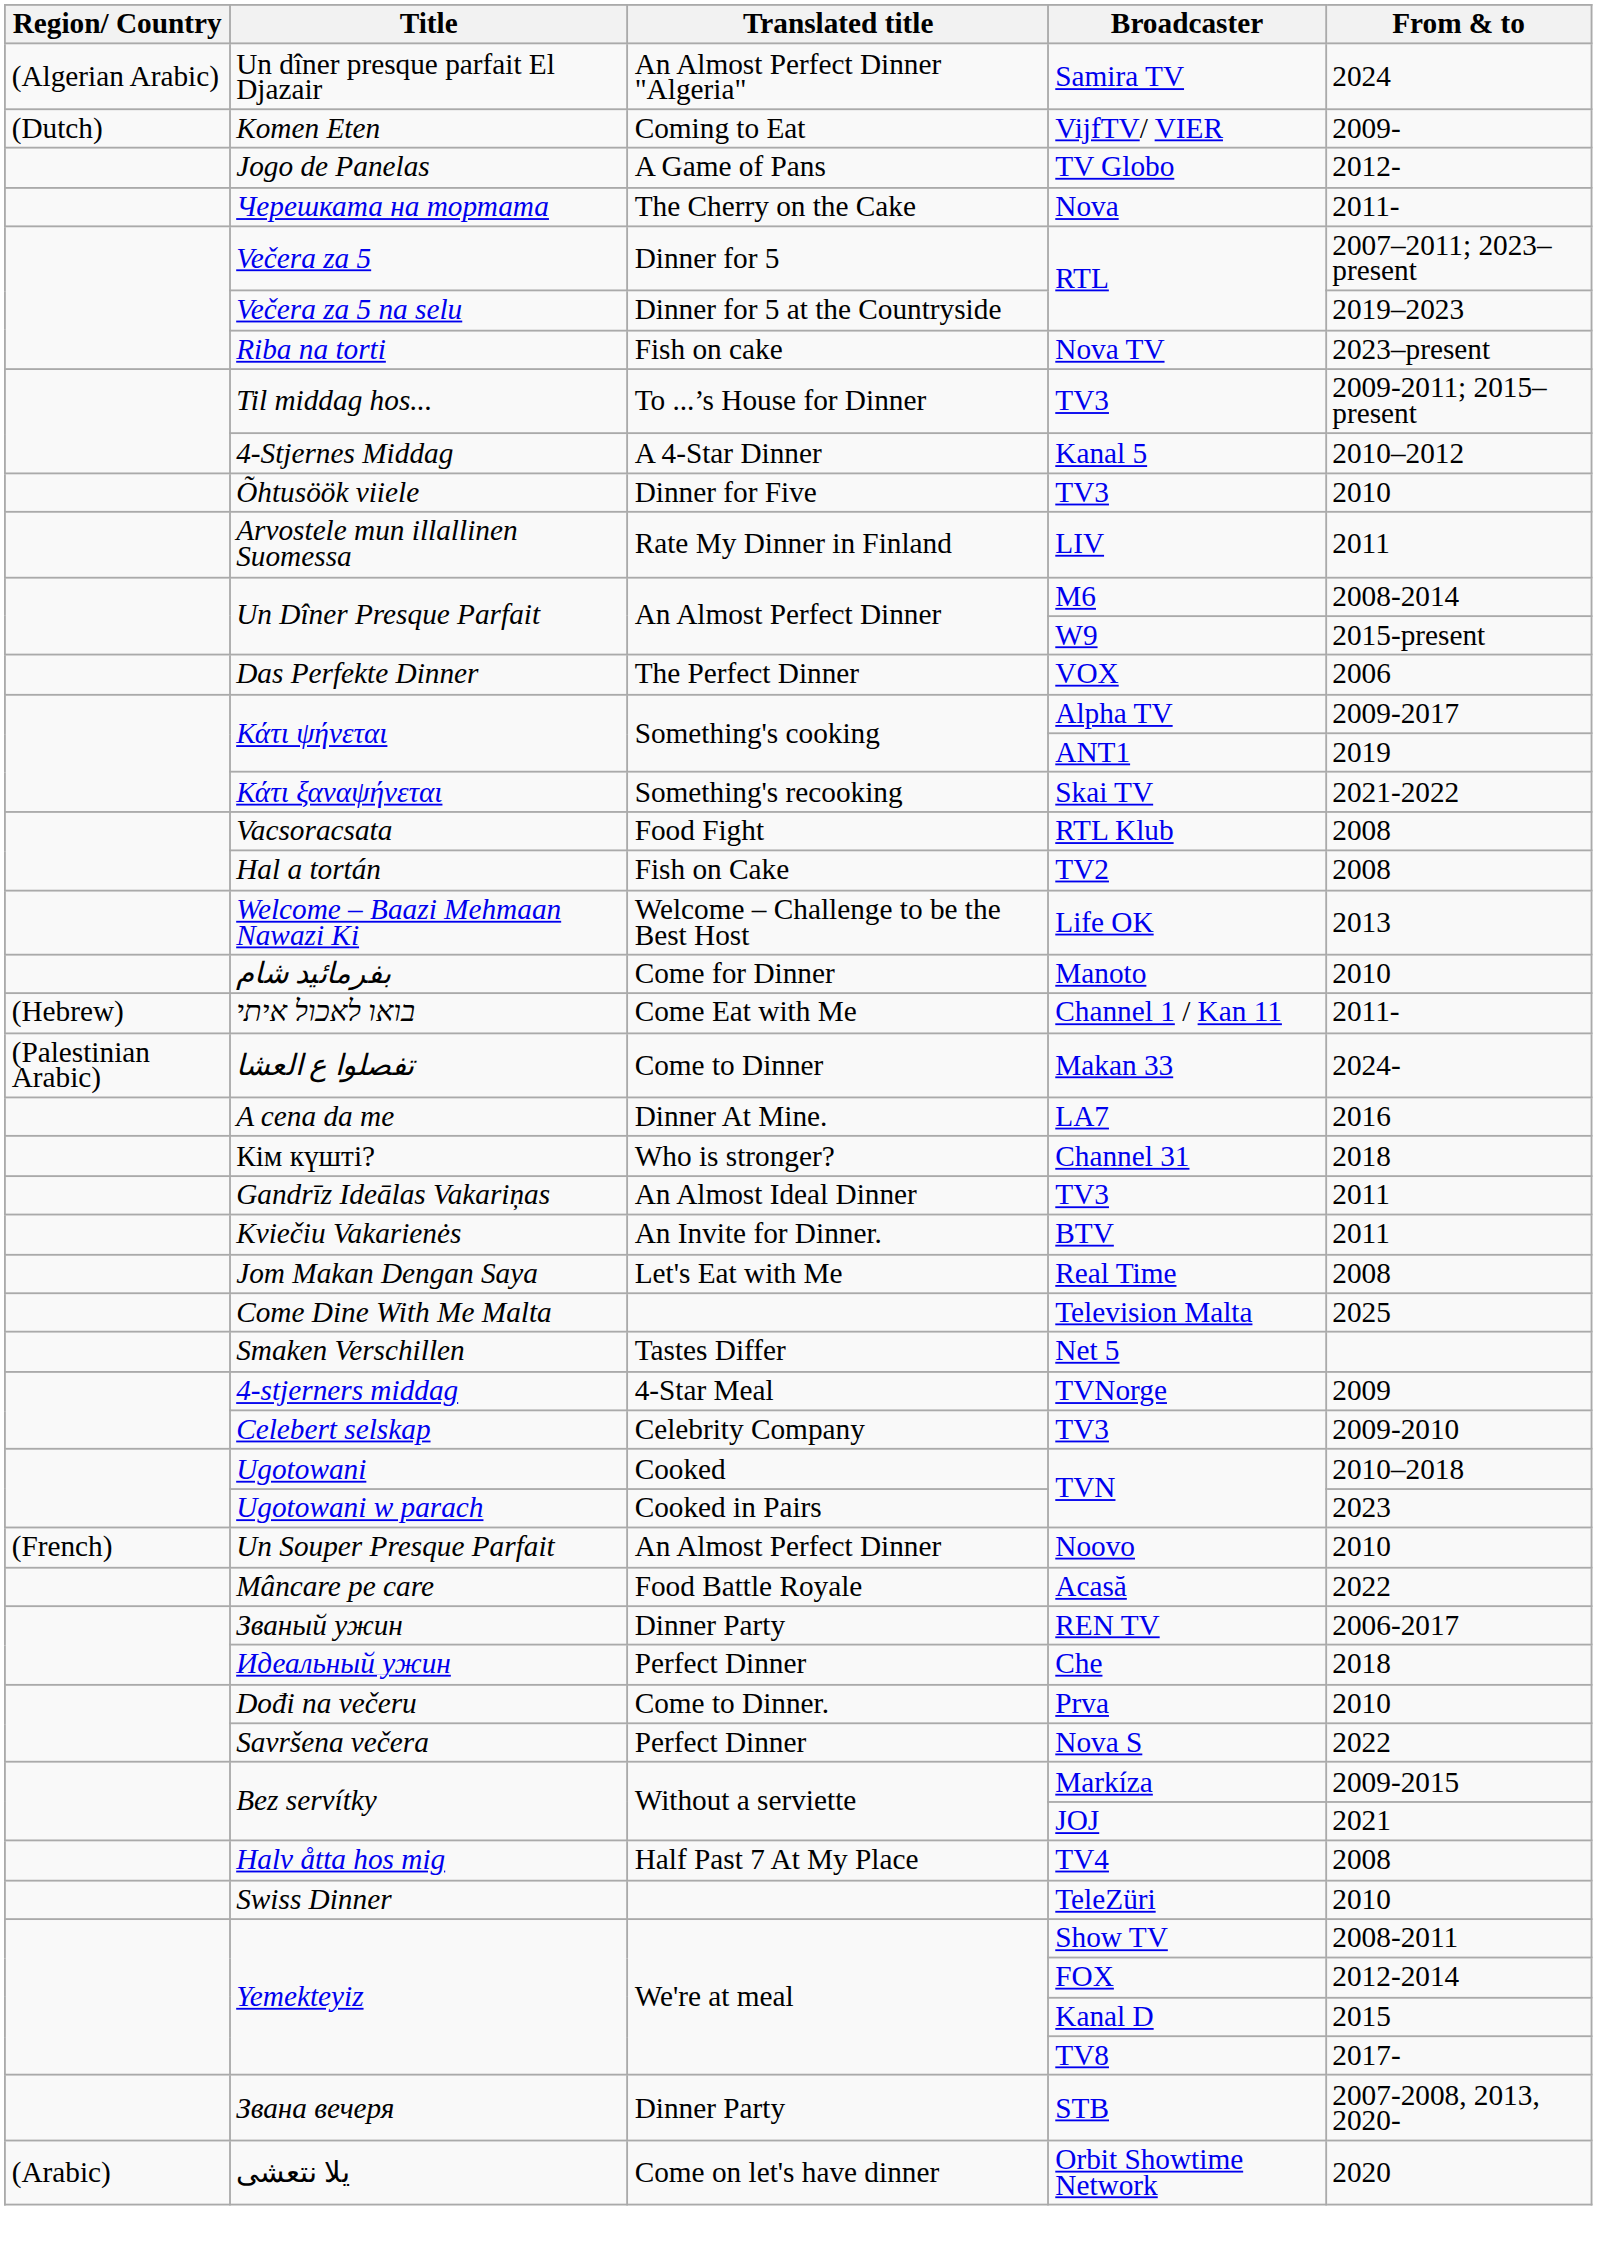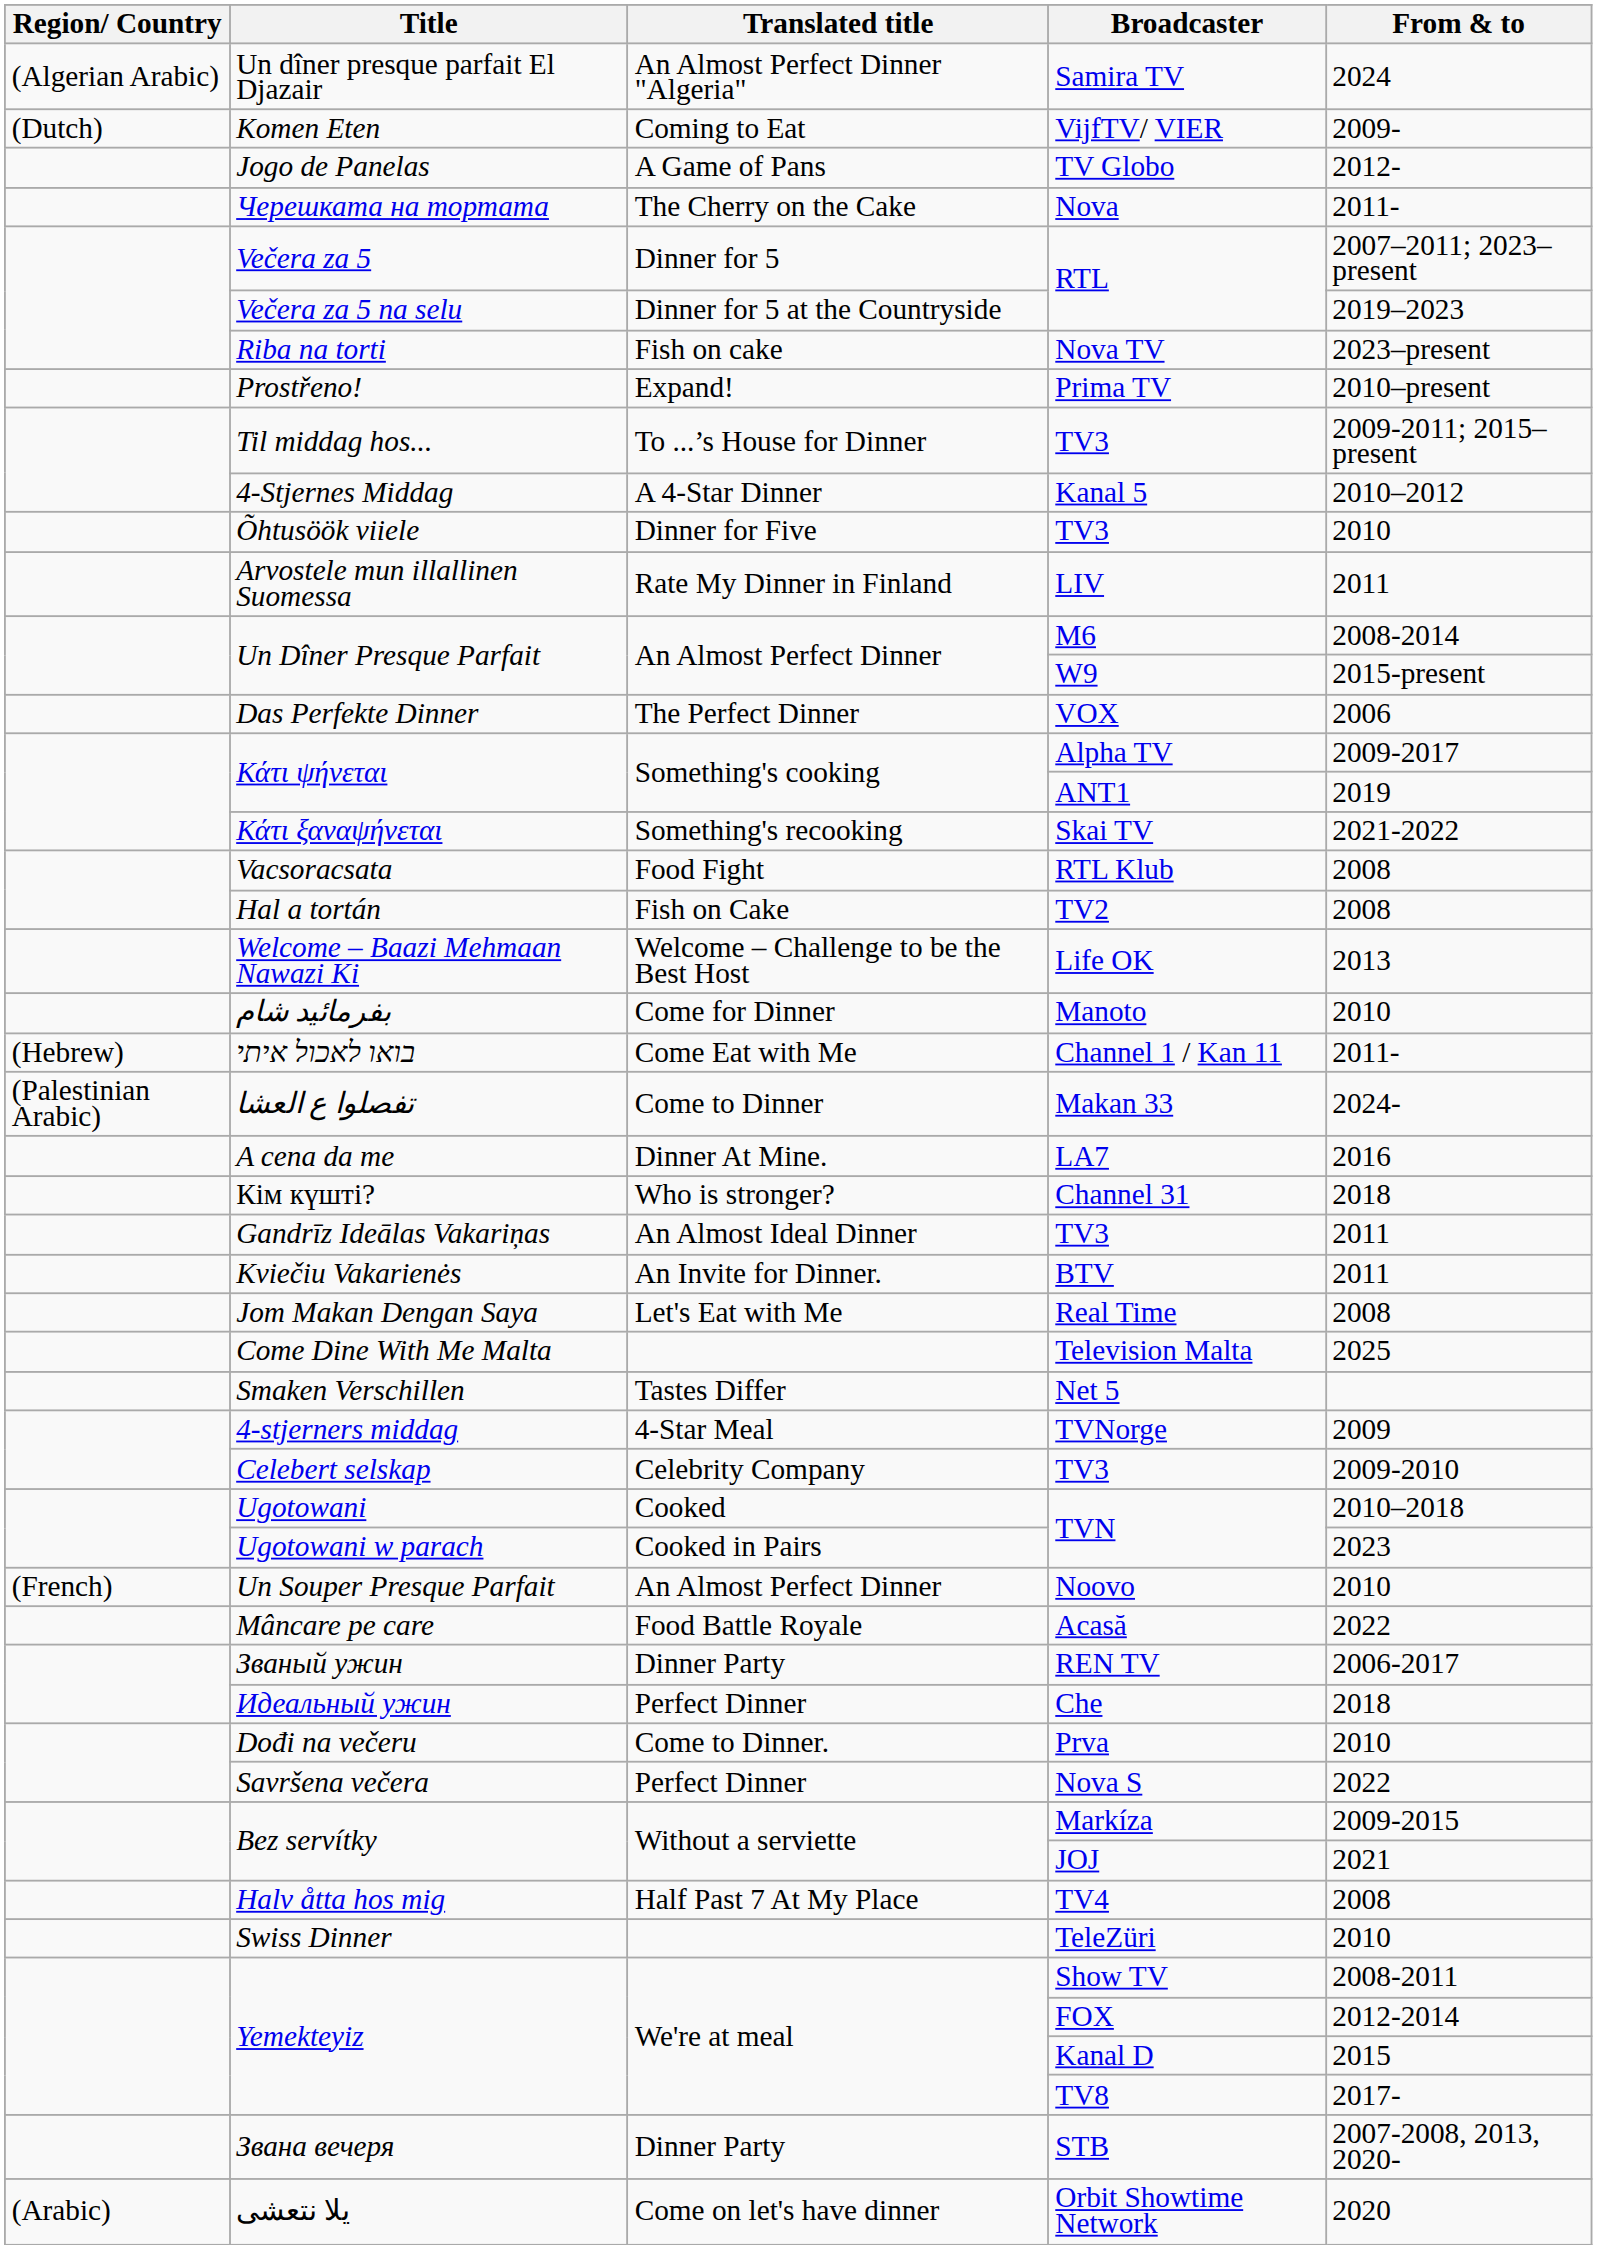+ row: (299, 388)
